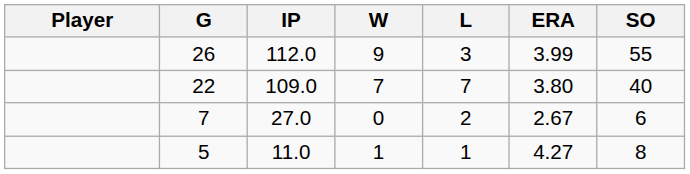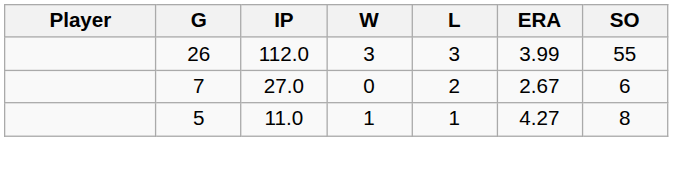(378, 53) 9 -> (369, 53) 3
- row: (204, 86)
